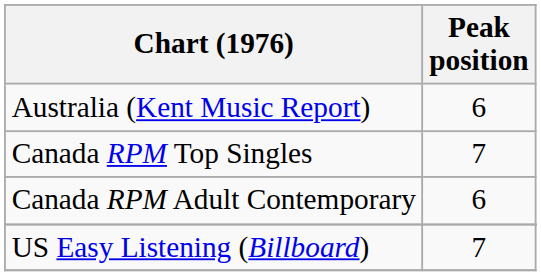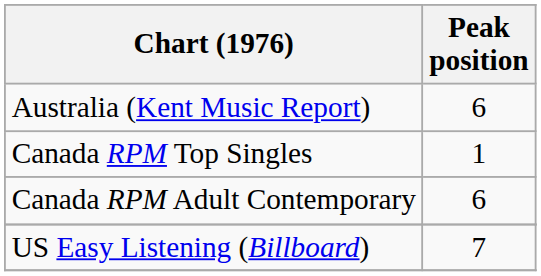(479, 153) 7 -> (479, 153) 1
